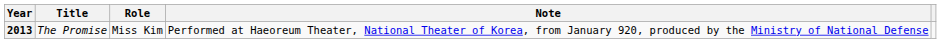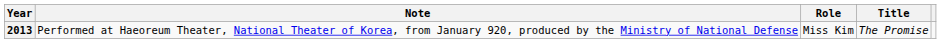columns swapped: (72, 13) <-> (548, 13)
